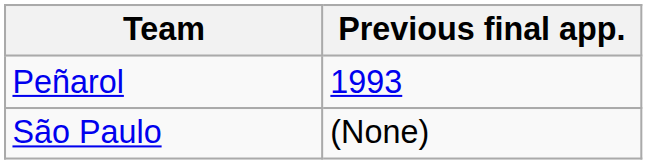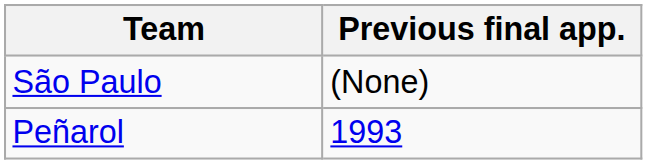rows swapped: (87, 132) <-> (68, 81)
